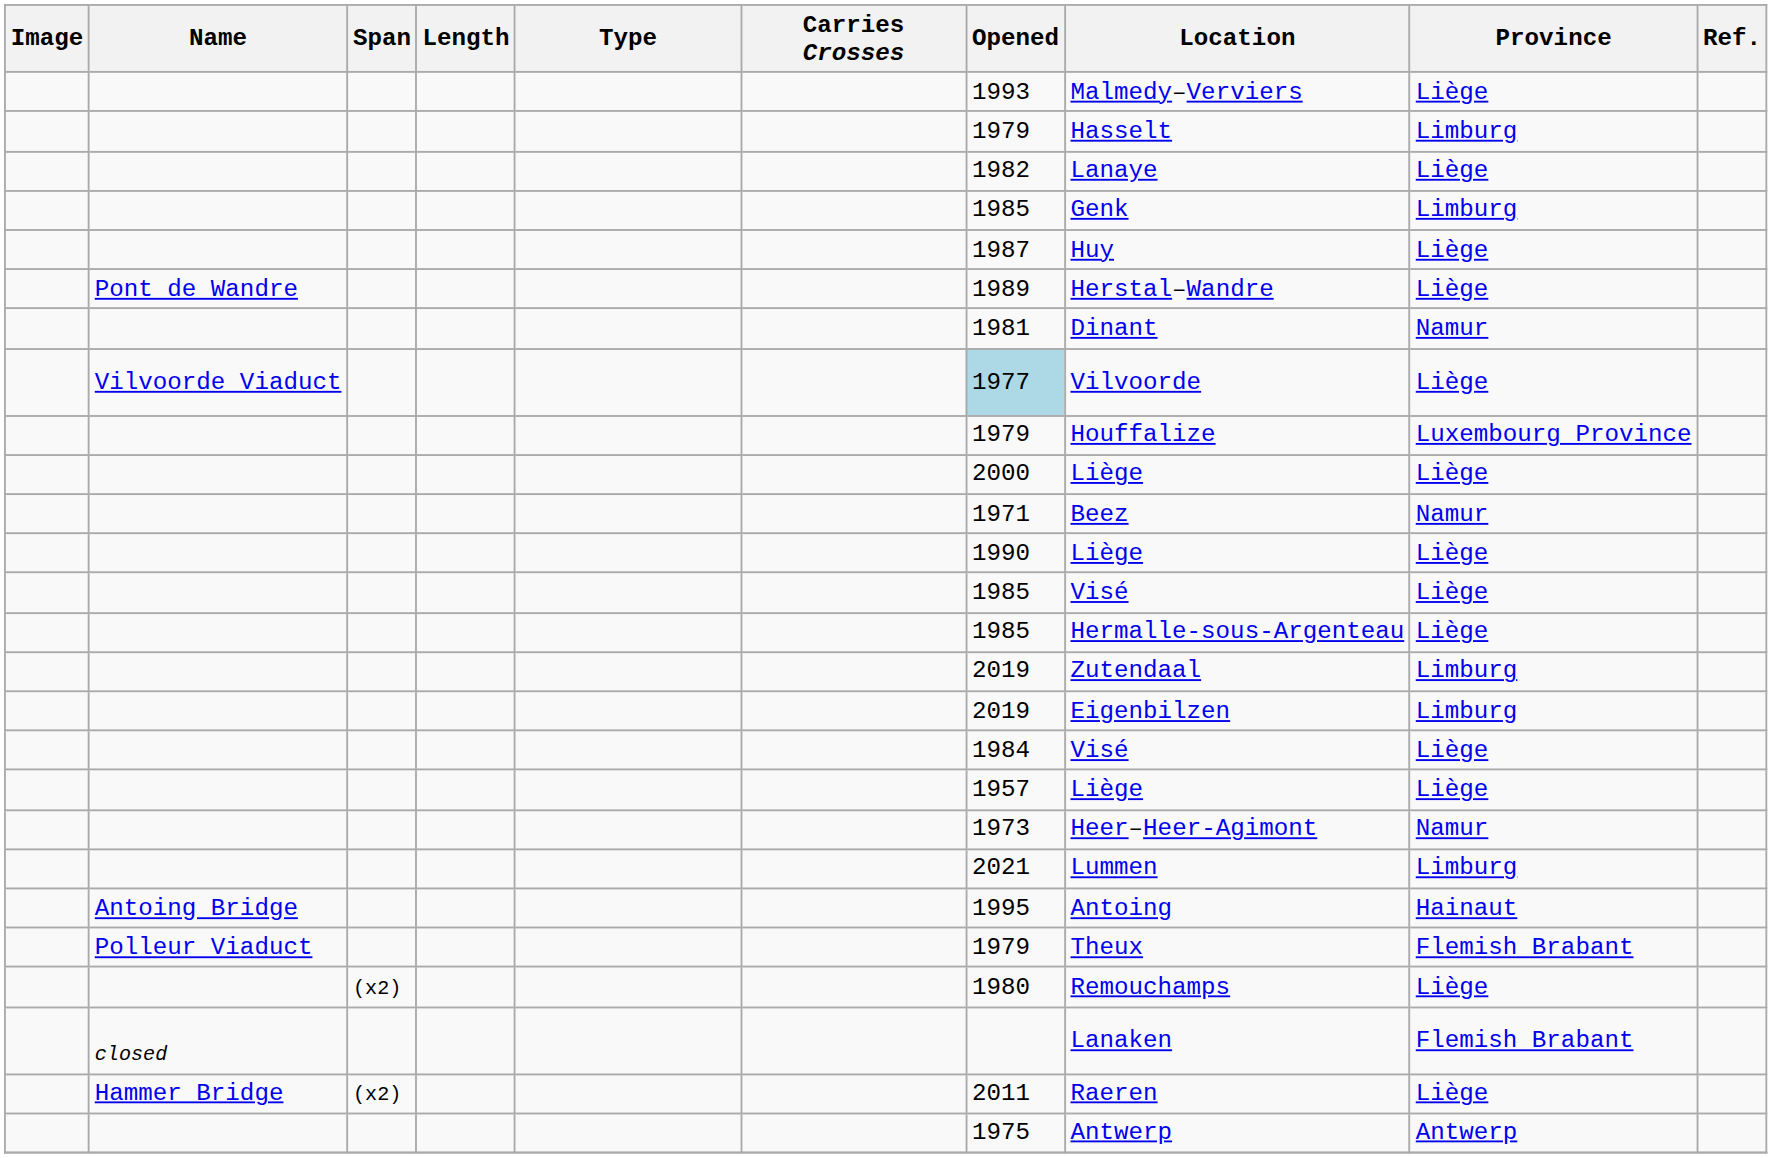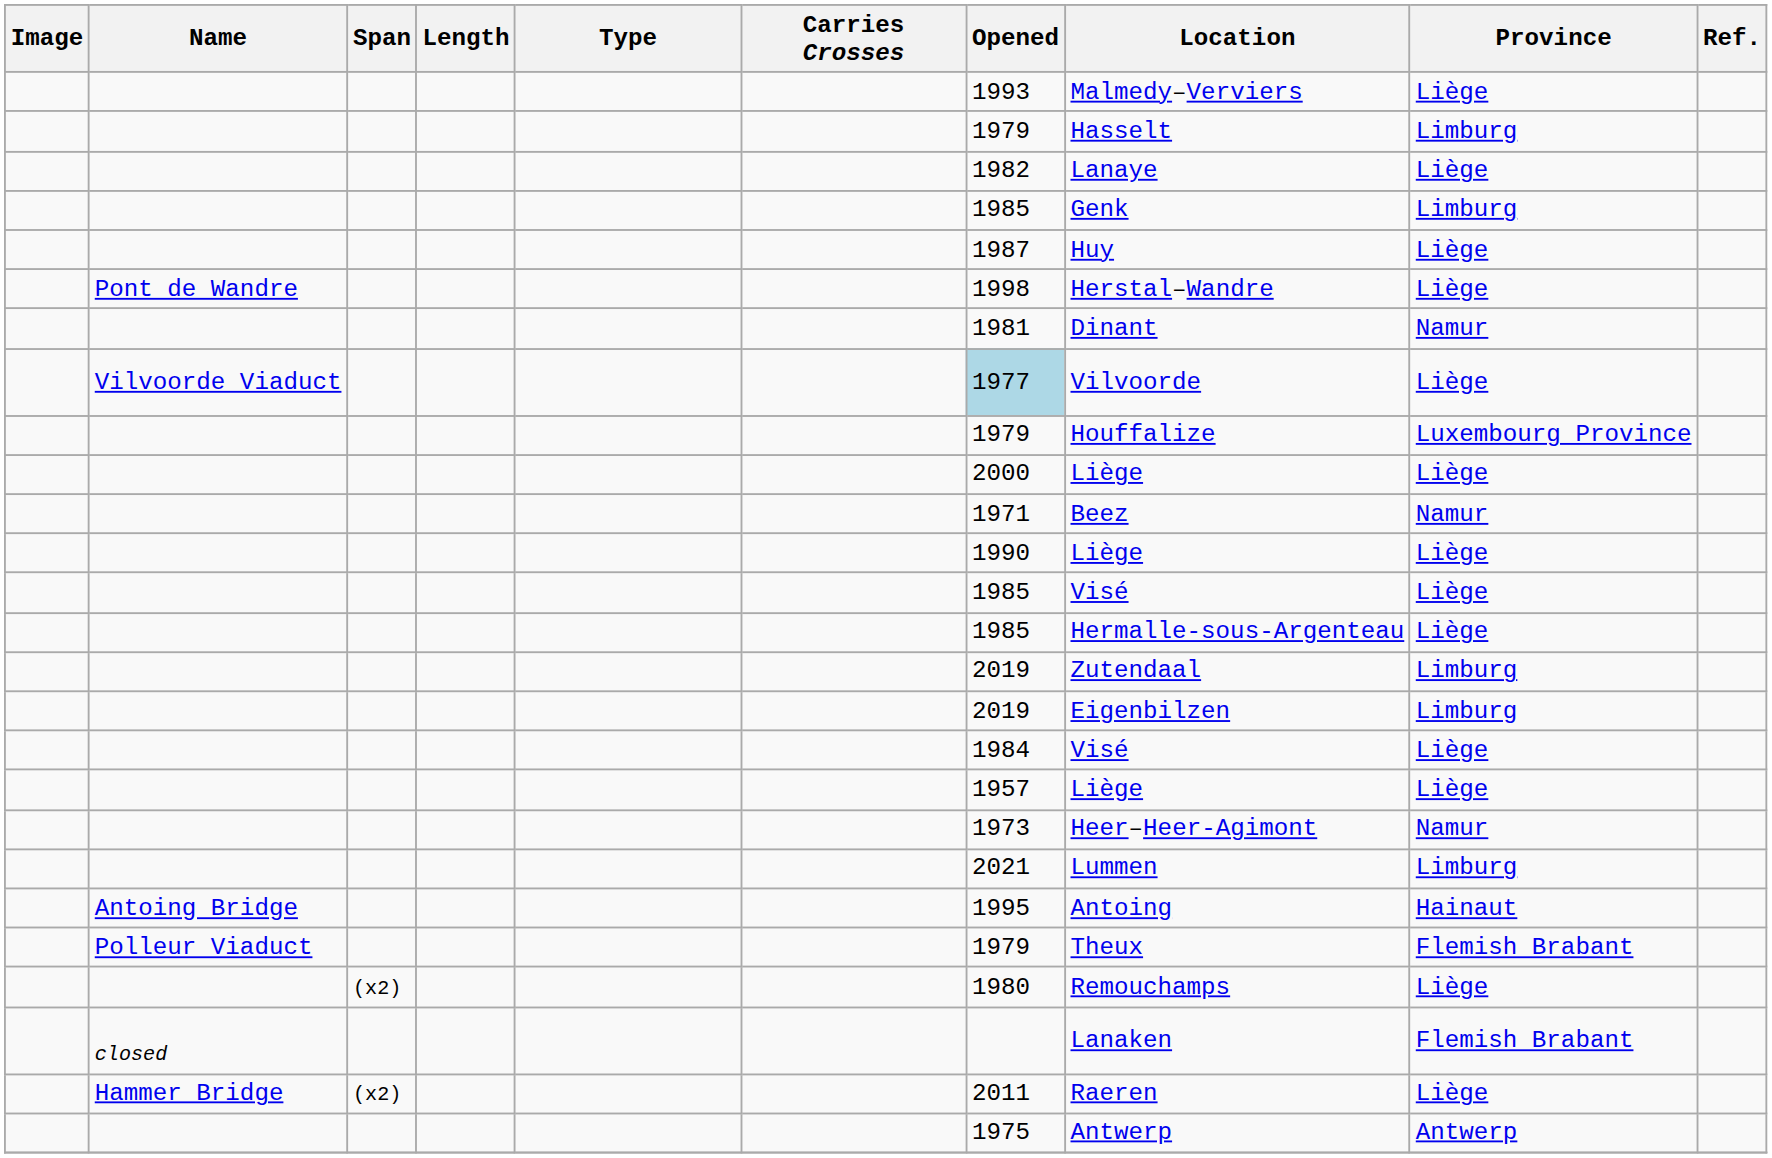(1001, 289) 1989 -> (1001, 289) 1998
